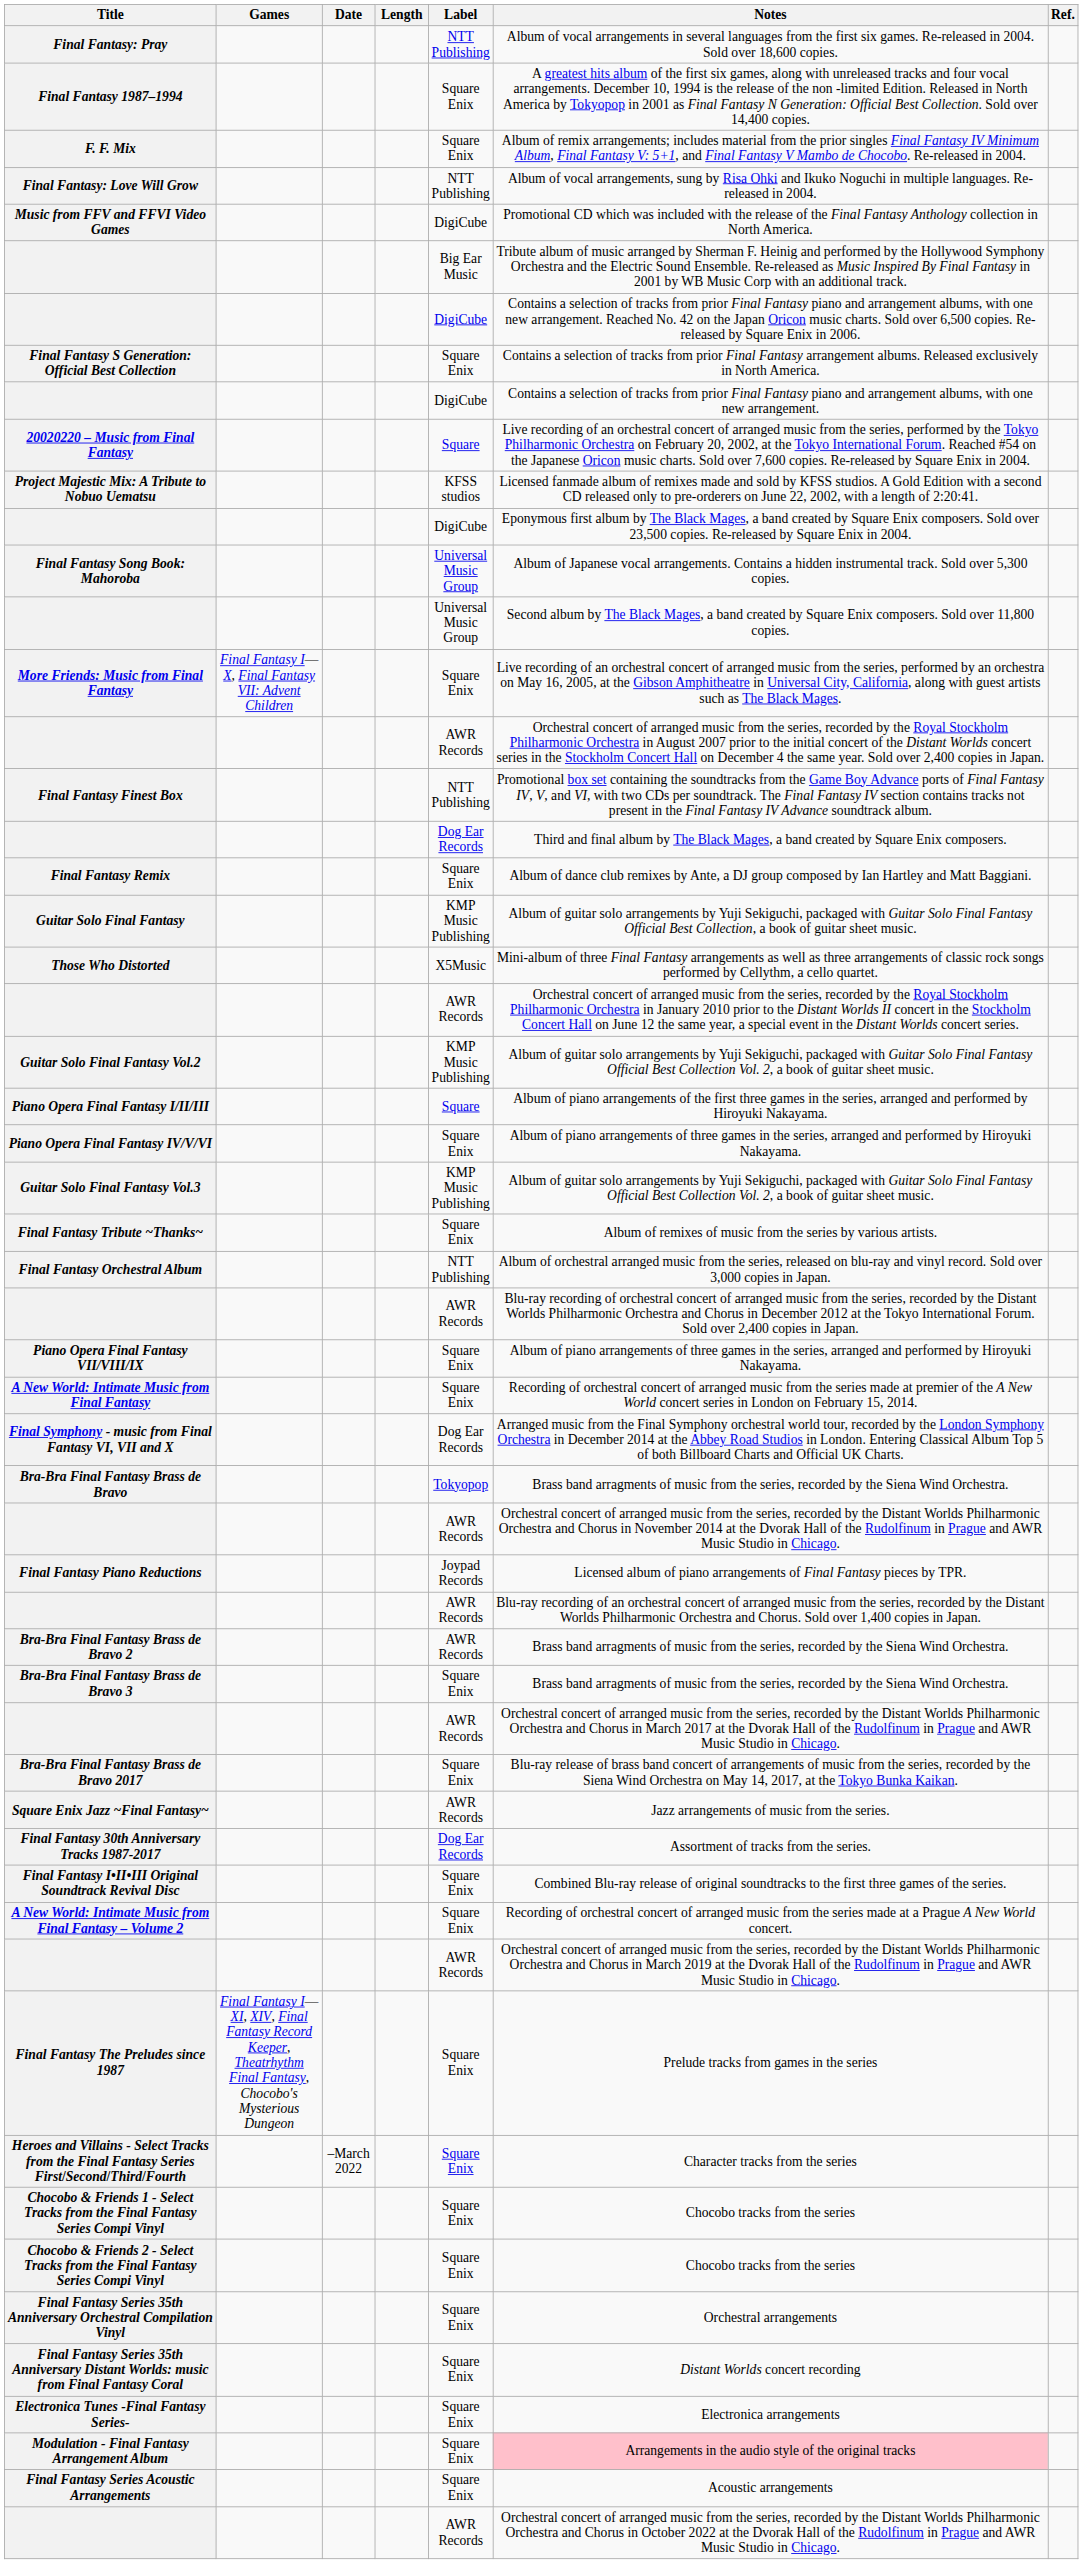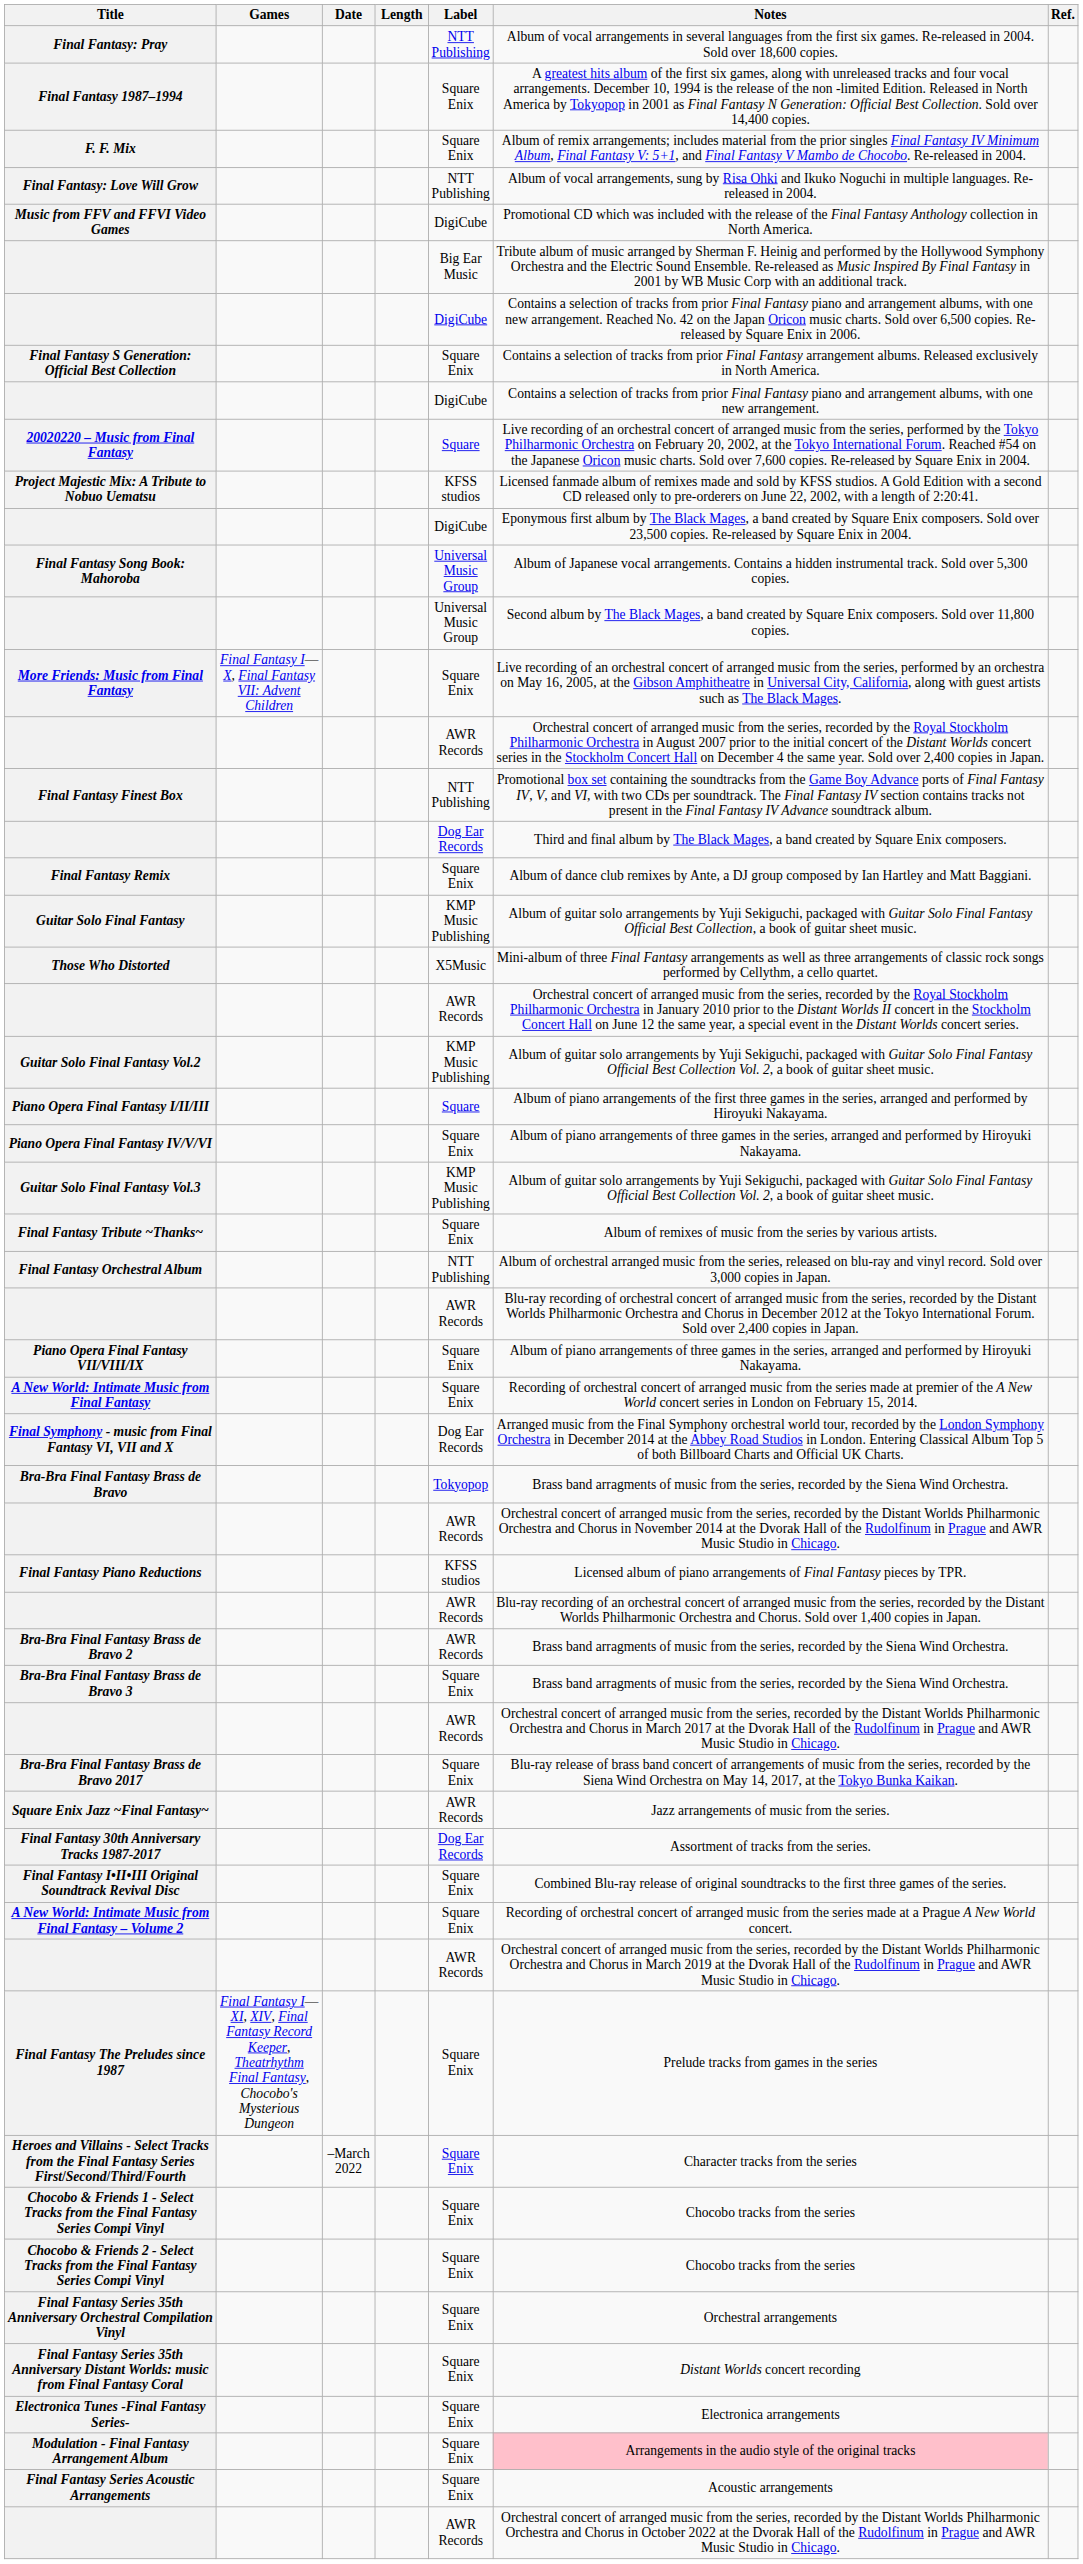(461, 1573) Joypad Records -> (461, 1573) KFSS studios
